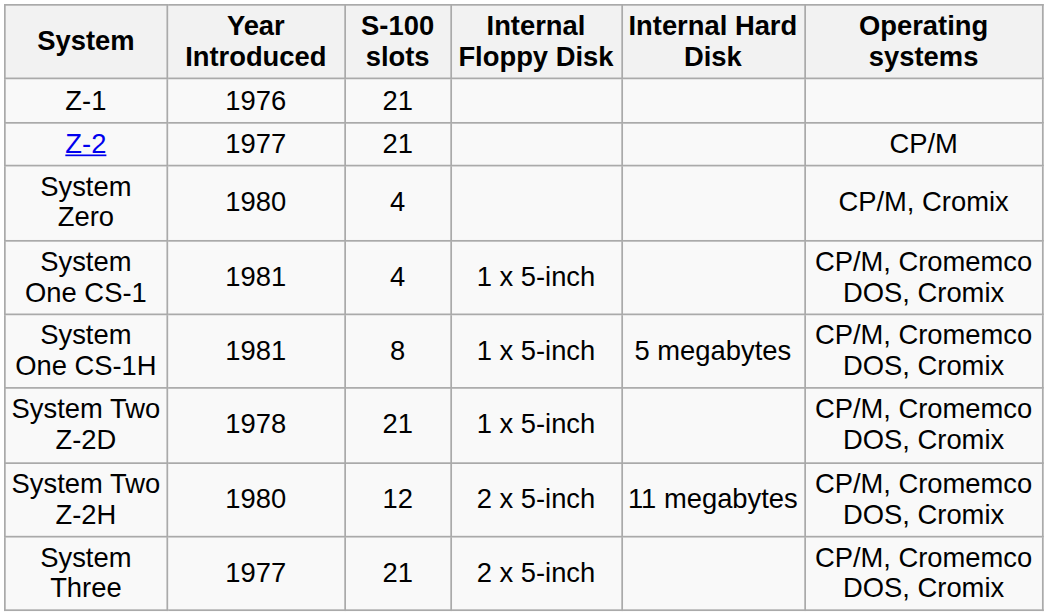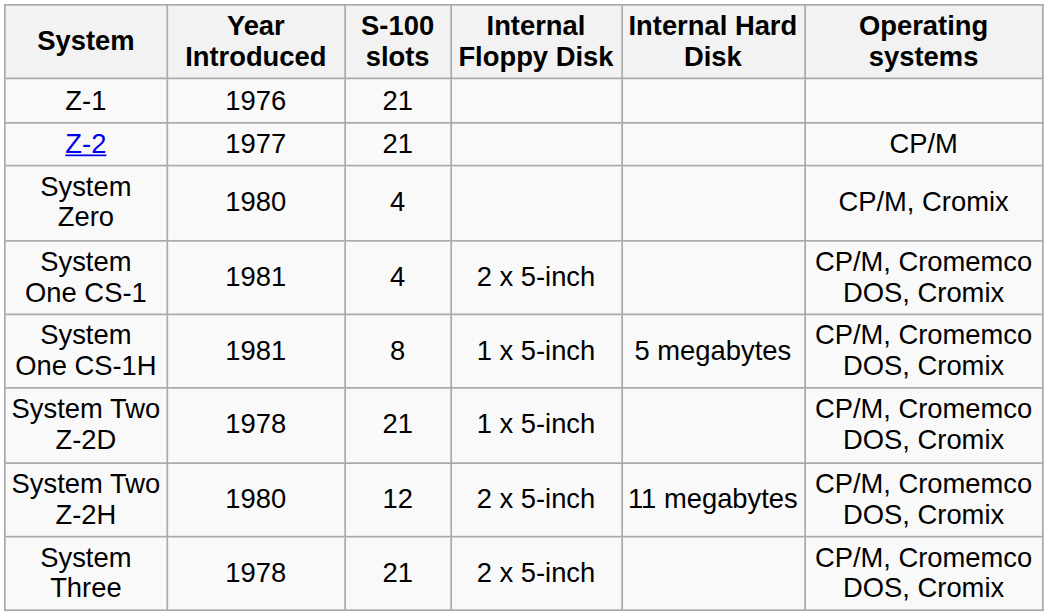(536, 276) 1 x 5-inch -> (536, 276) 2 x 5-inch
(256, 573) 1977 -> (256, 573) 1978
